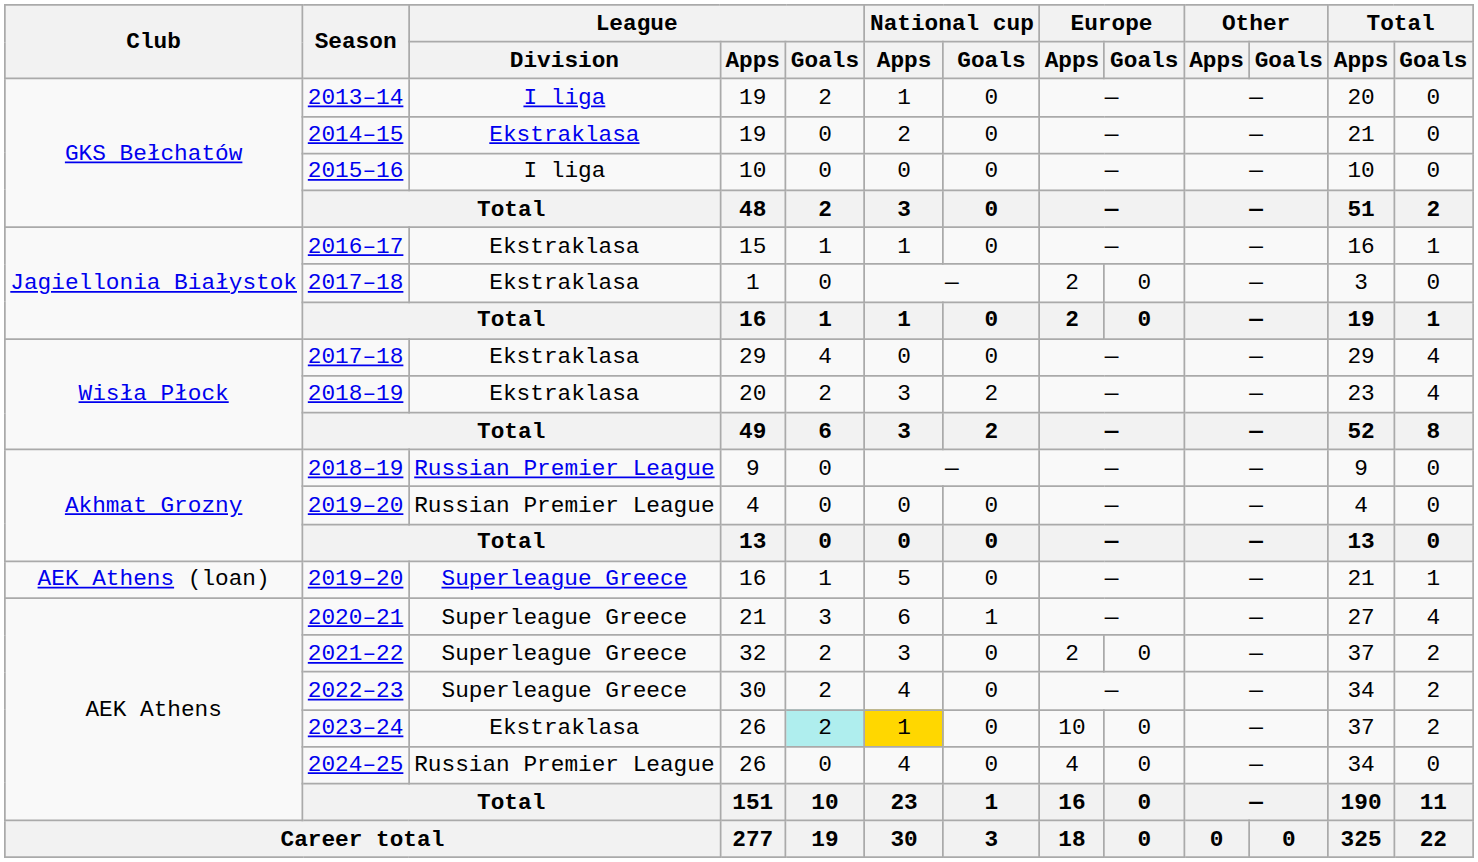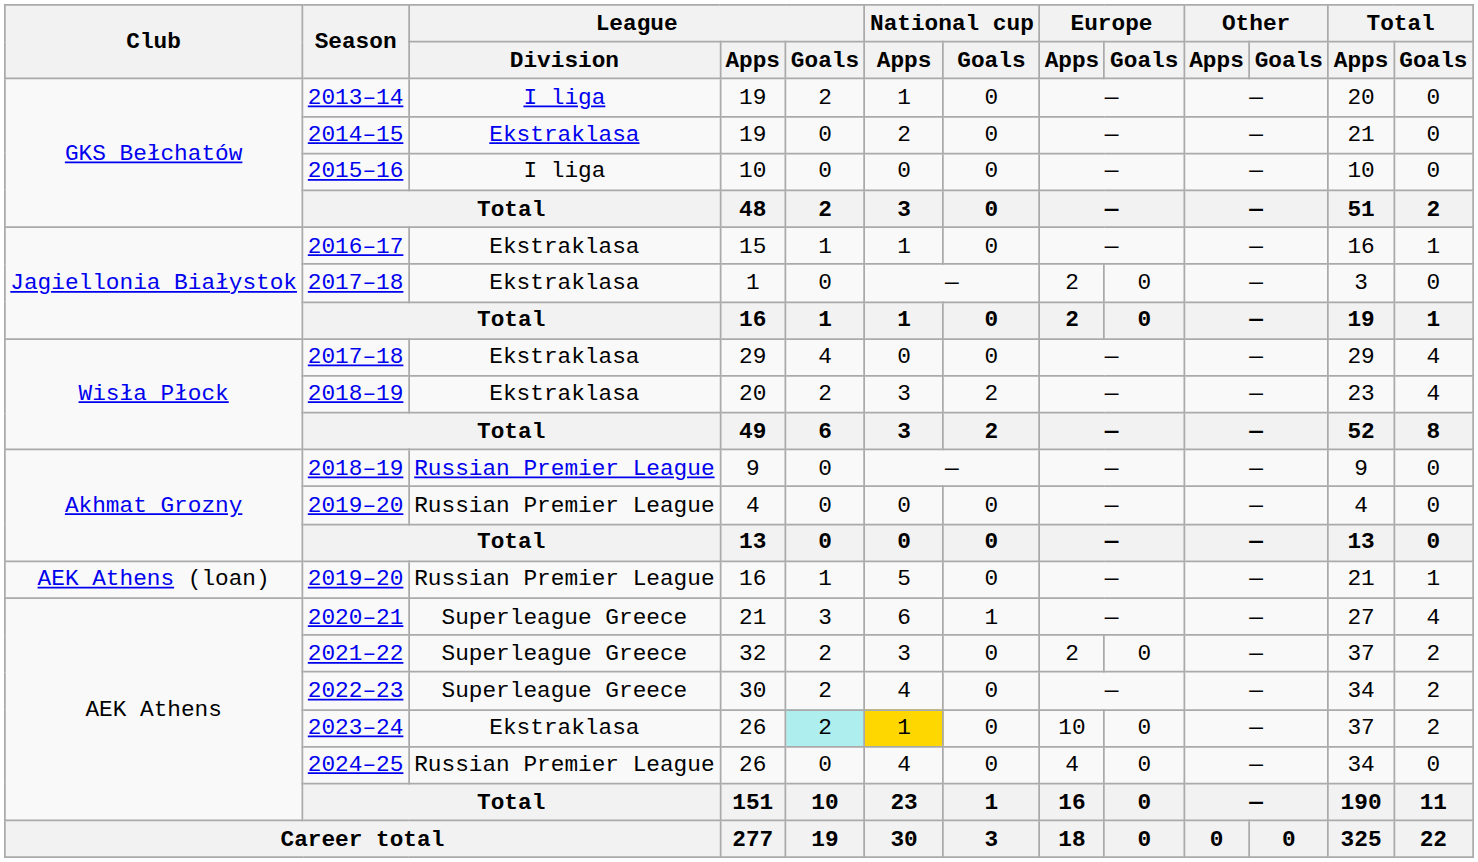(564, 580) Superleague Greece -> (564, 580) Russian Premier League
